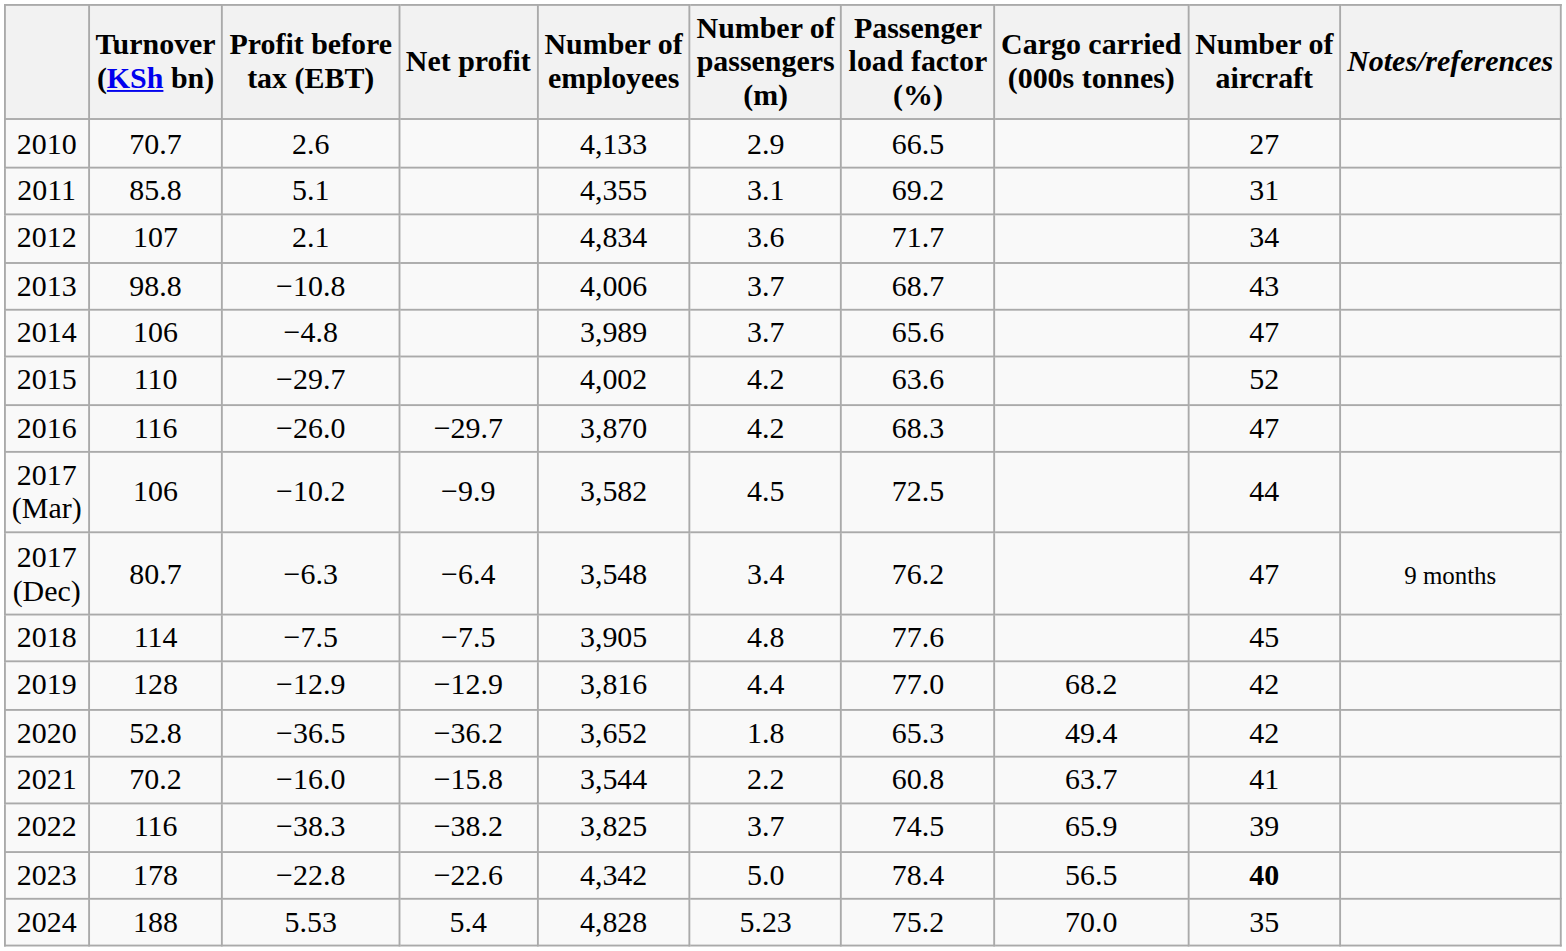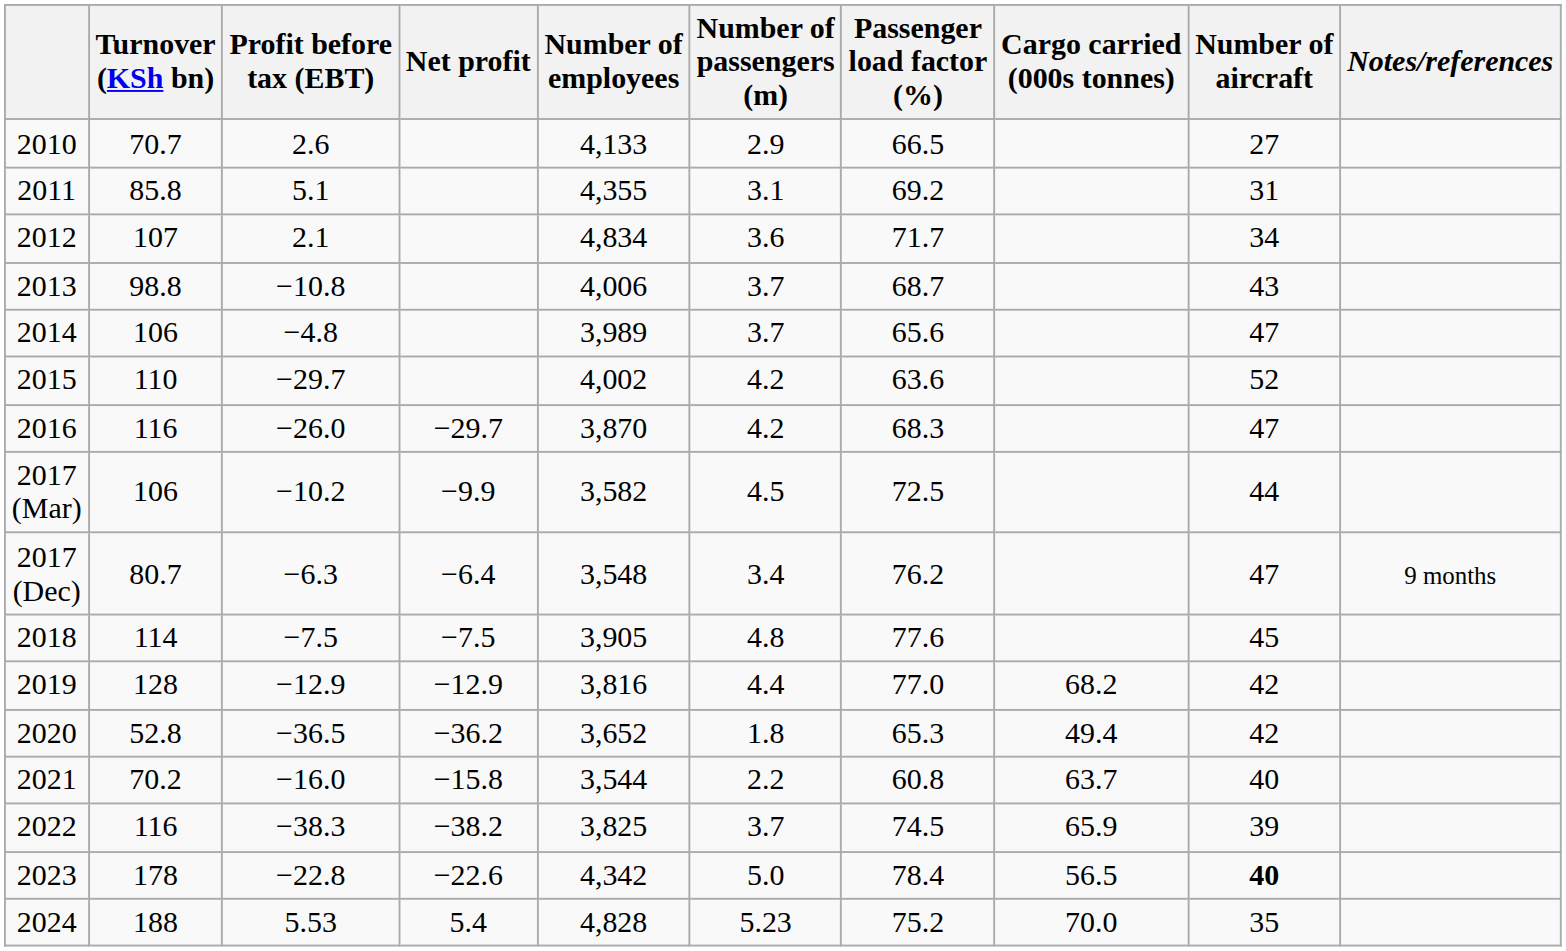(1264, 779) 41 -> (1264, 779) 40
